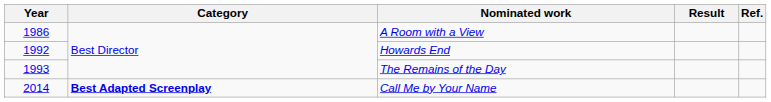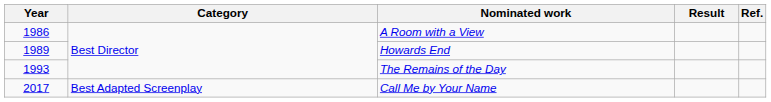(36, 50) 1992 -> (36, 50) 1989
(36, 87) 2014 -> (36, 87) 2017
(141, 87) bold -> (136, 87) normal
